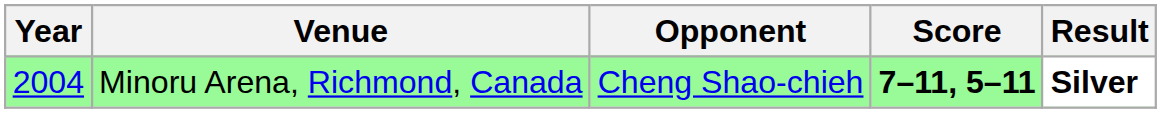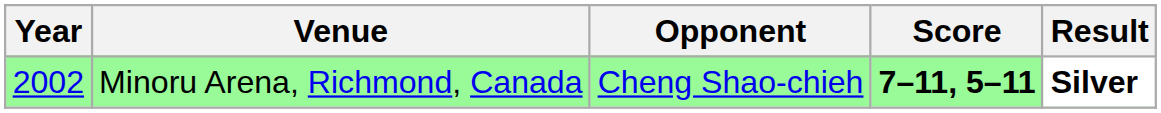(48, 82) 2004 -> (48, 82) 2002
